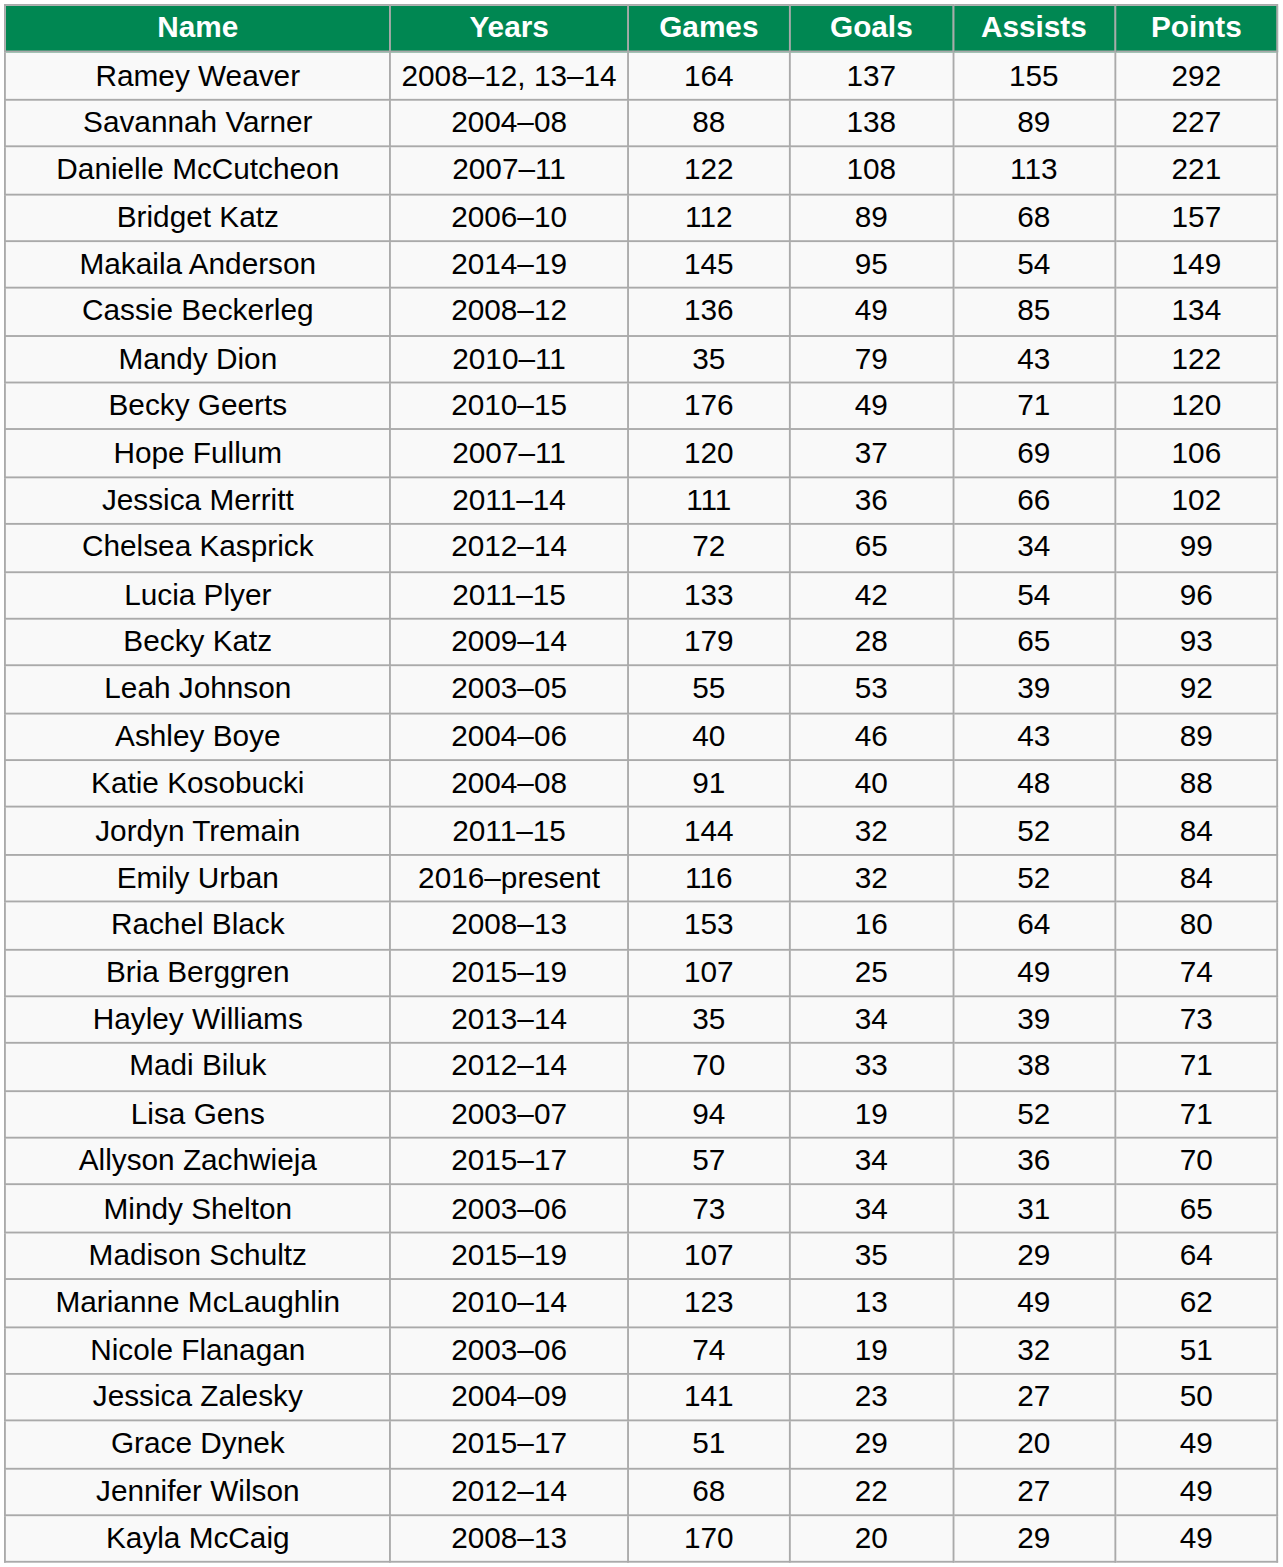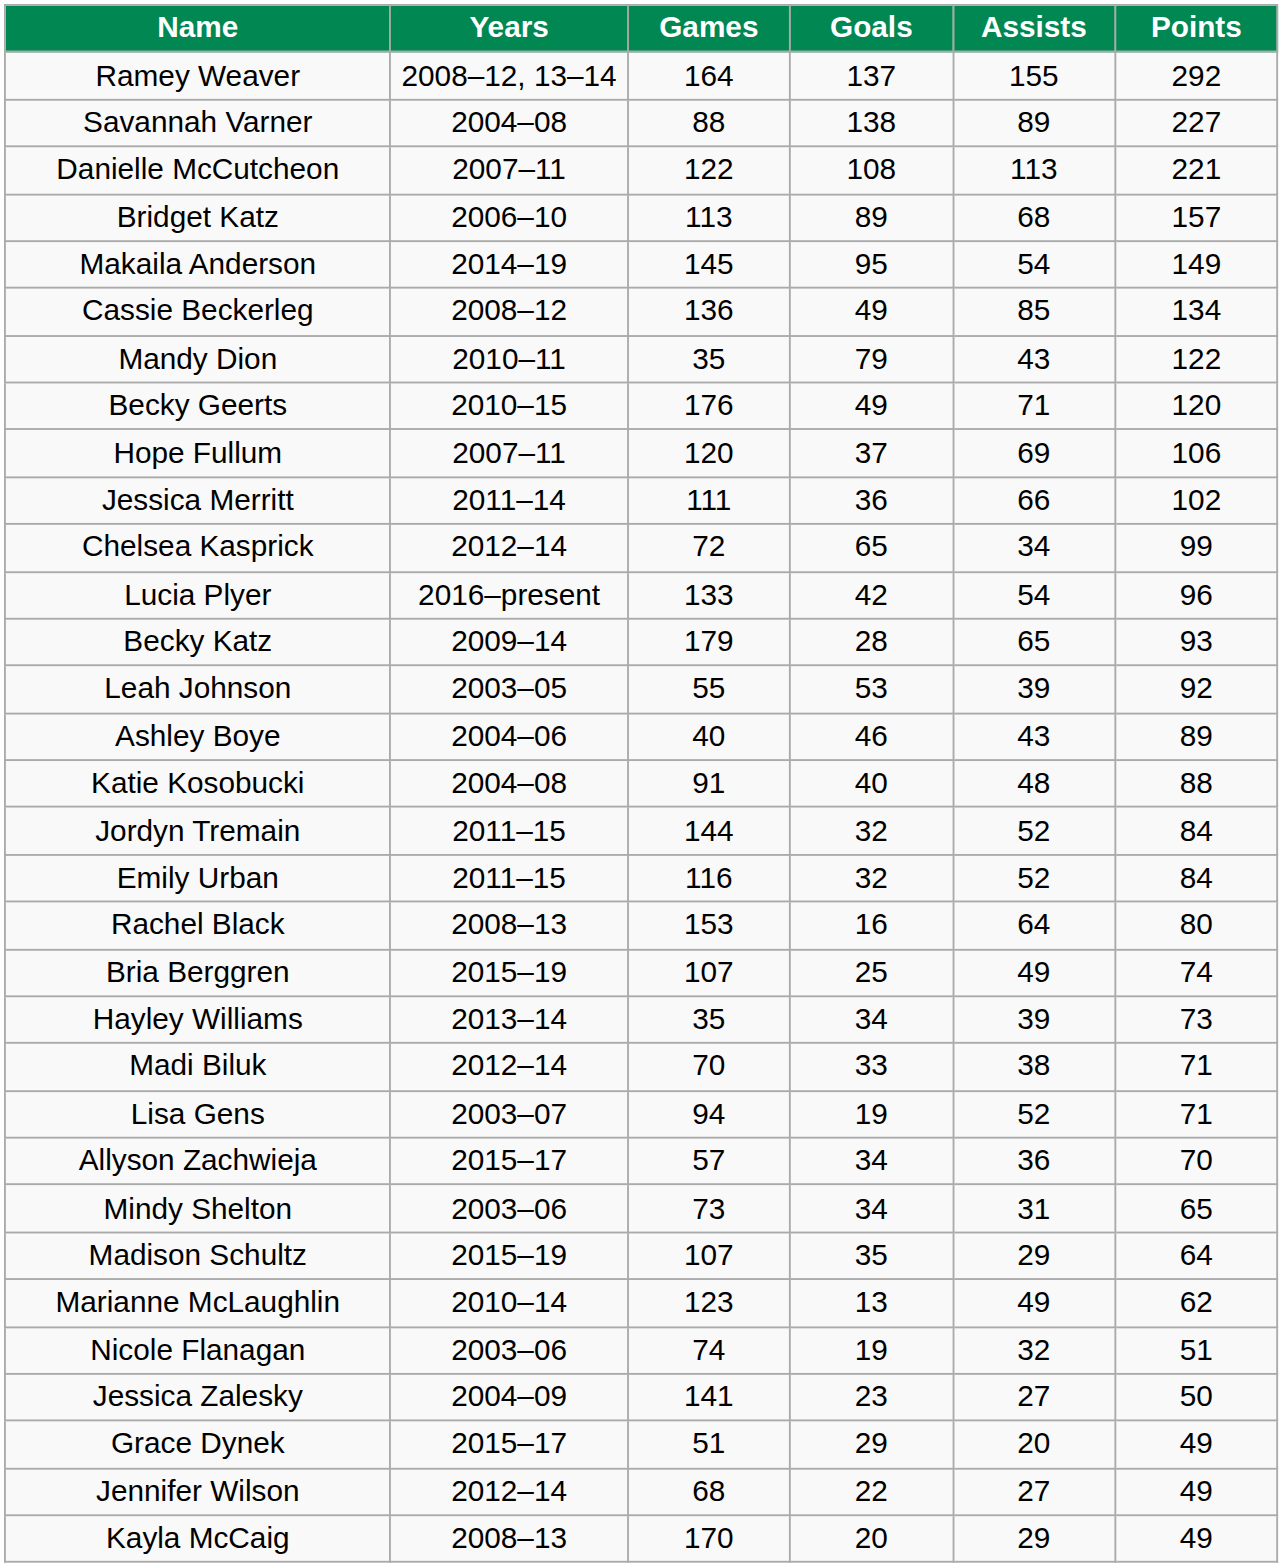(709, 216) 112 -> (709, 216) 113
(509, 594) 2011–15 -> (509, 594) 2016–present
(509, 877) 2016–present -> (509, 877) 2011–15
